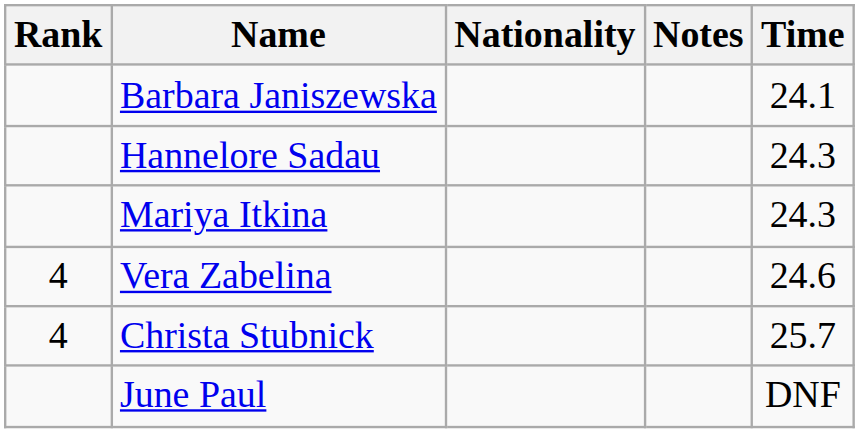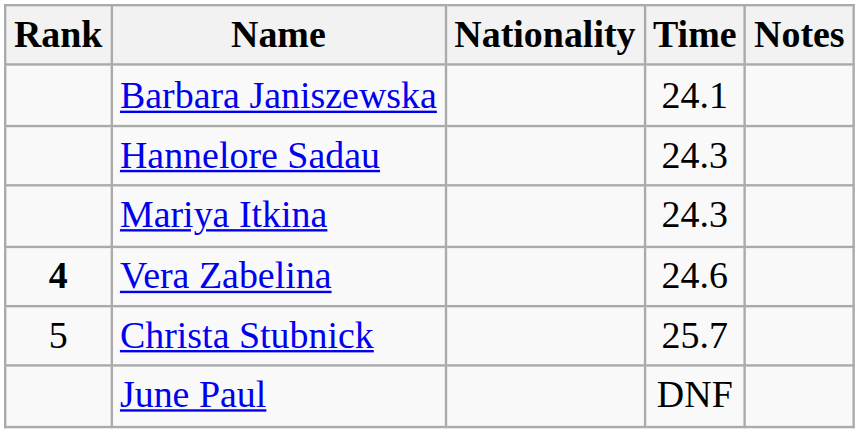columns swapped: (803, 34) <-> (698, 34)
(58, 275) normal -> (58, 275) bold
(58, 335) 4 -> (58, 335) 5
